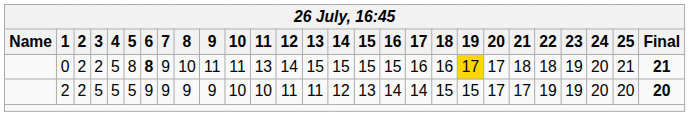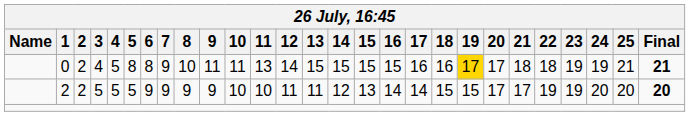(99, 66) 2 -> (99, 66) 4
(149, 66) bold -> (149, 66) normal
(600, 66) 20 -> (600, 66) 19
